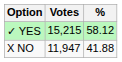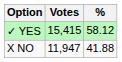(64, 31) 15,215 -> (64, 31) 15,415
